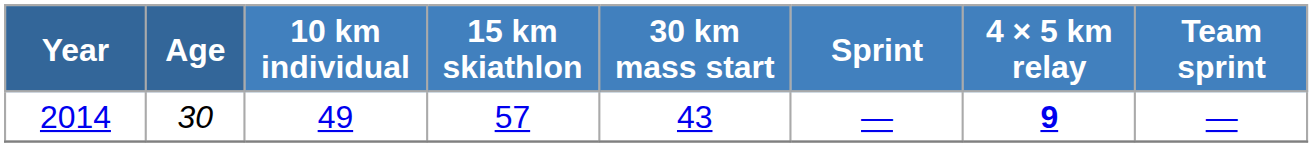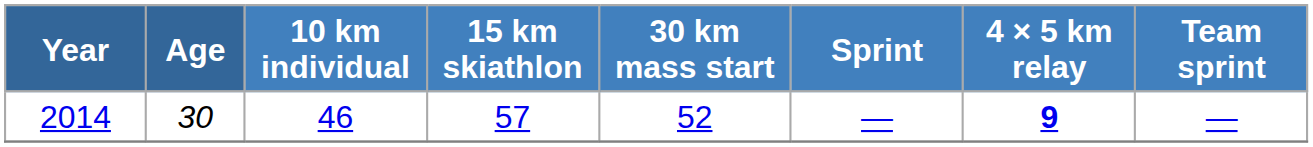(335, 117) 49 -> (335, 117) 46
(695, 117) 43 -> (695, 117) 52
